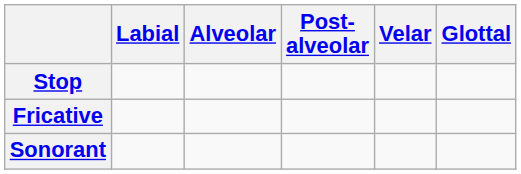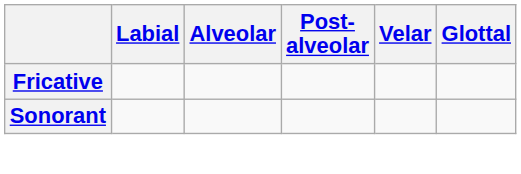- row: (58, 81)
